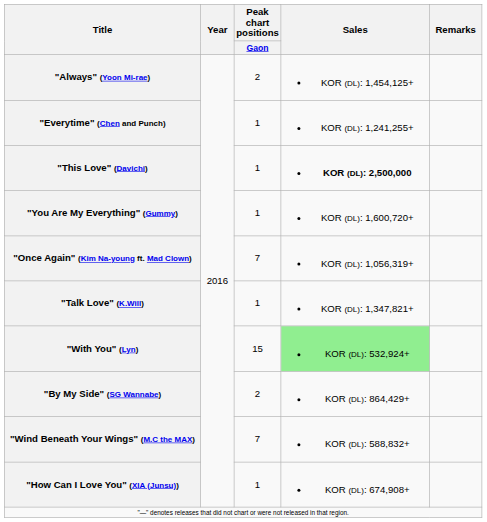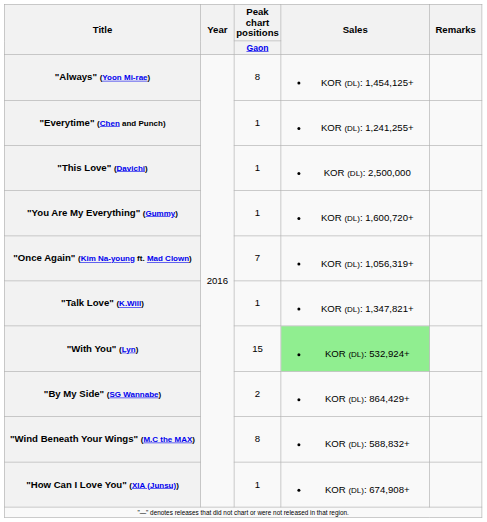(257, 77) 2 -> (257, 77) 8
(355, 173) bold -> (355, 173) normal
(257, 439) 7 -> (257, 439) 8
